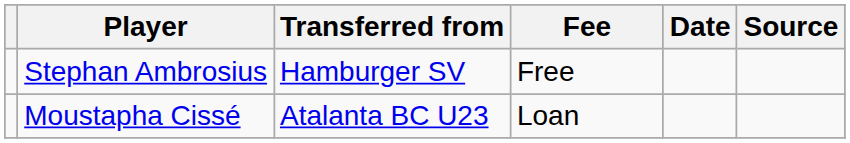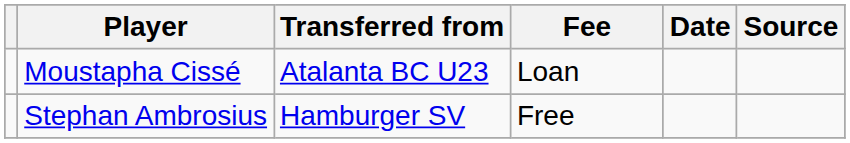rows swapped: (146, 71) <-> (132, 115)
